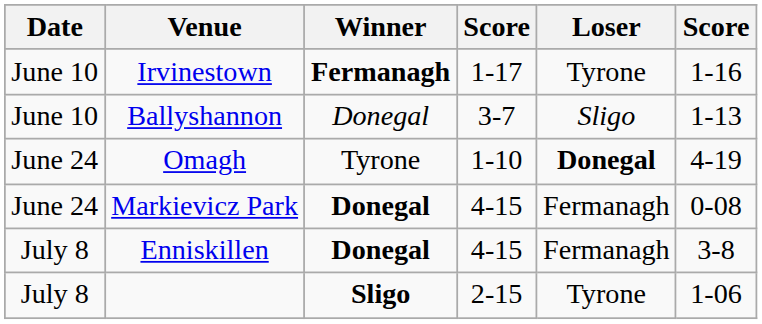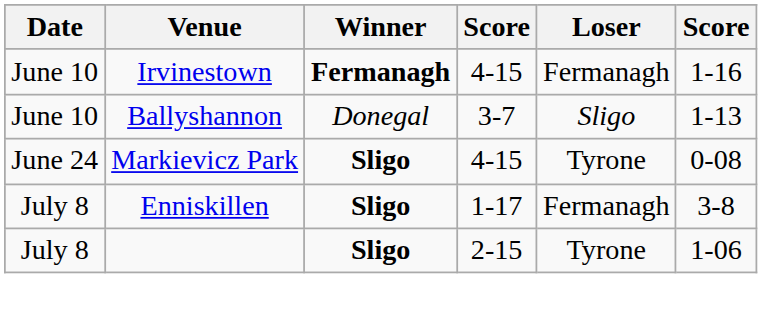(497, 71) 1-17 -> (497, 71) 4-15
(606, 71) Tyrone -> (606, 71) Fermanagh
- row: (205, 160)
(381, 205) Donegal -> (381, 160) Sligo
(606, 205) Fermanagh -> (606, 160) Tyrone
(381, 250) Donegal -> (381, 205) Sligo
(497, 250) 4-15 -> (497, 205) 1-17
